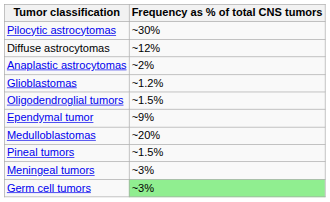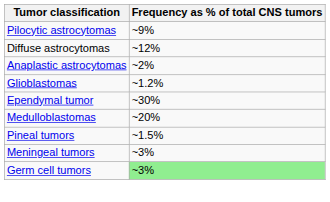(146, 30) ~30% -> (143, 30) ~9%
- row: (65, 100)
(143, 118) ~9% -> (146, 100) ~30%
